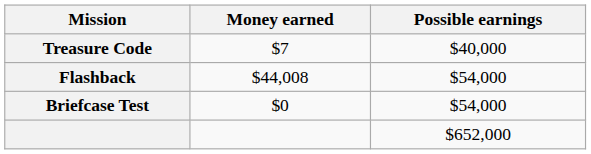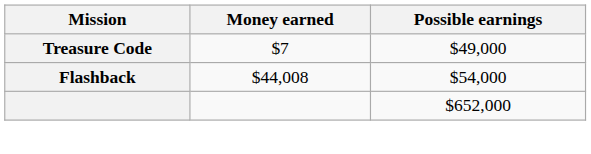(478, 48) $40,000 -> (478, 48) $49,000
- row: (97, 105)
